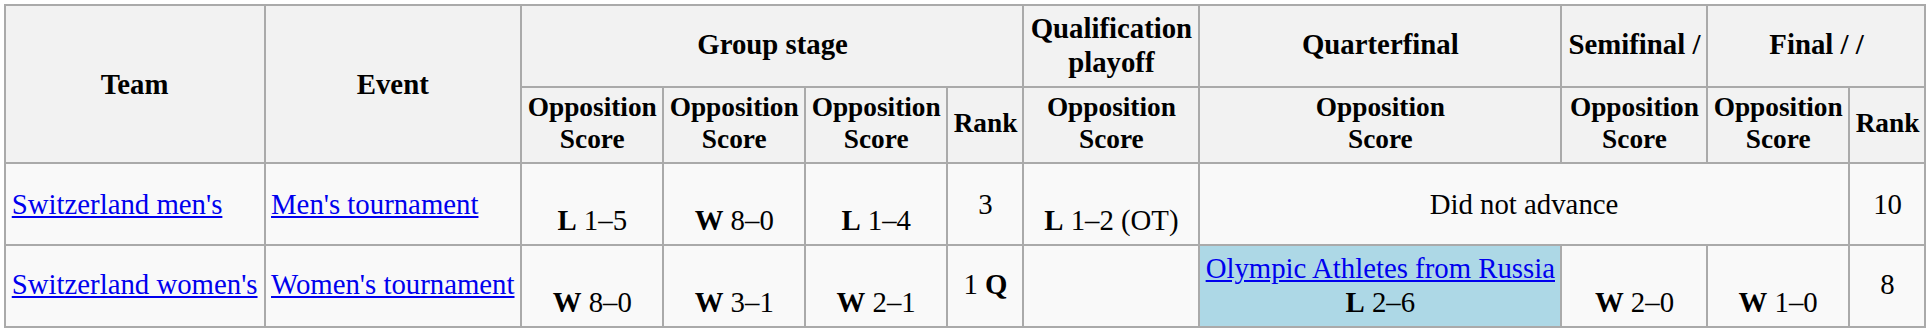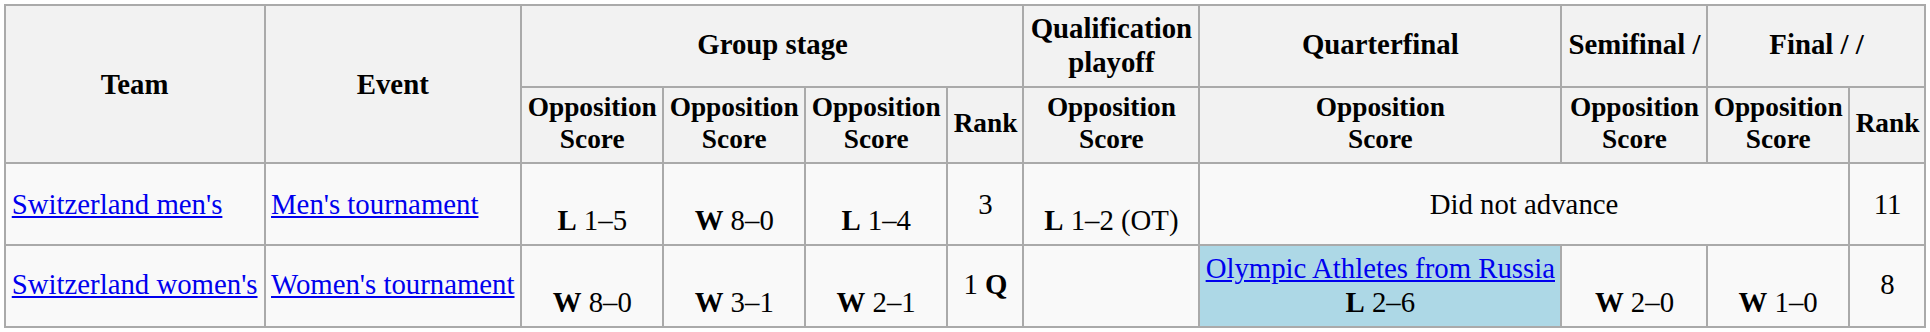(1888, 204) 10 -> (1888, 204) 11
